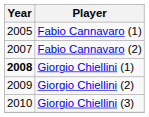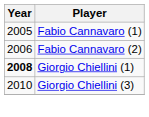(20, 49) 2007 -> (20, 49) 2006
- row: (86, 85)
